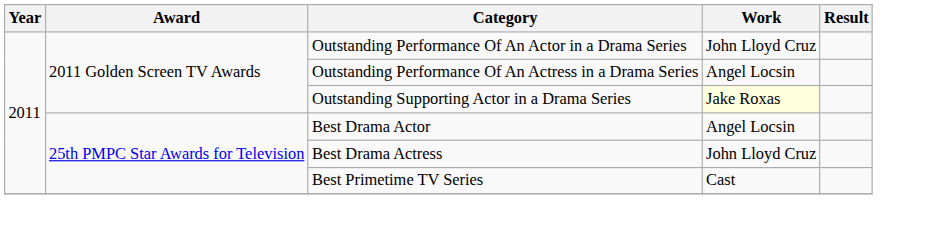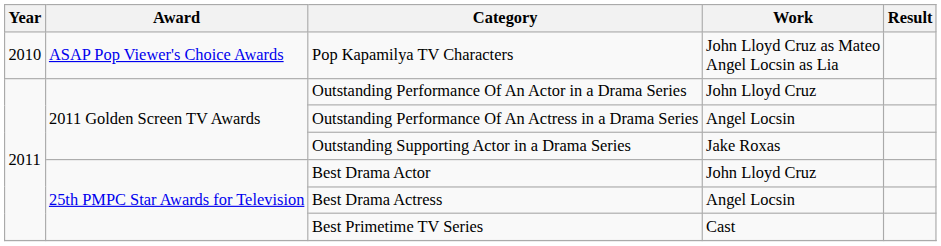+ row: (413, 55)
(743, 99) lightyellow background -> (743, 146) no background
(751, 126) Angel Locsin -> (761, 173) John Lloyd Cruz
(761, 153) John Lloyd Cruz -> (751, 200) Angel Locsin
